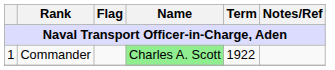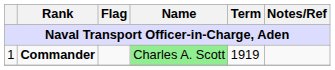(56, 55) normal -> (58, 55) bold
(241, 55) 1922 -> (245, 55) 1919
